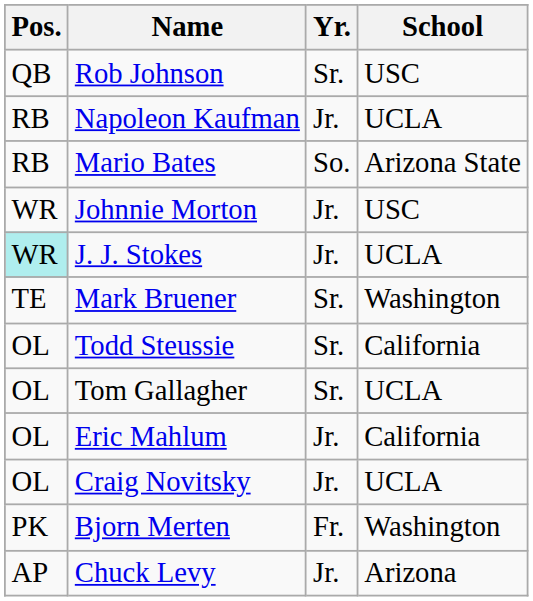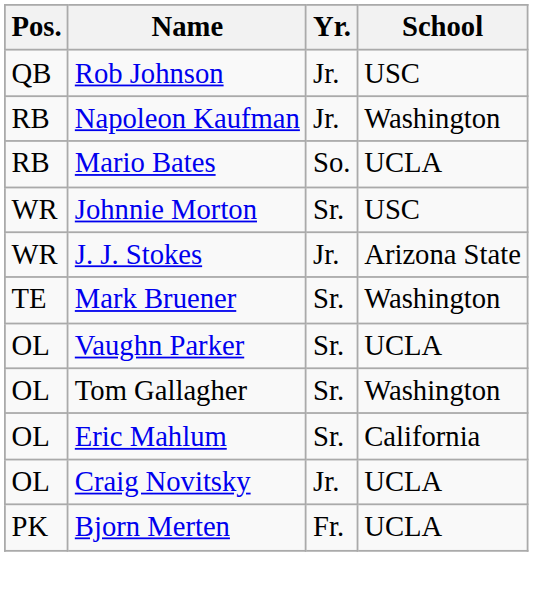(329, 72) Sr. -> (326, 72) Jr.
(403, 118) UCLA -> (432, 118) Washington
(443, 163) Arizona State -> (403, 163) UCLA
(326, 208) Jr. -> (329, 208) Sr.
(35, 254) paleturquoise background -> (35, 254) no background
(403, 254) UCLA -> (443, 254) Arizona State
- row: (155, 345)
+ row: (160, 345)
(403, 390) UCLA -> (432, 390) Washington
(326, 436) Jr. -> (329, 436) Sr.
(432, 526) Washington -> (403, 526) UCLA
- row: (145, 572)
